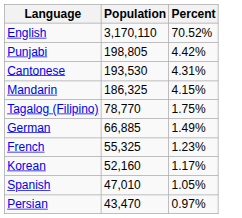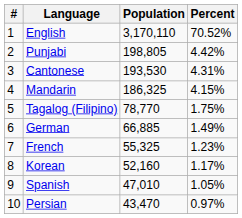+ column: (14, 14)
